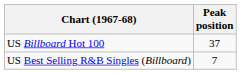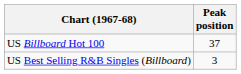(215, 60) 7 -> (215, 60) 3
